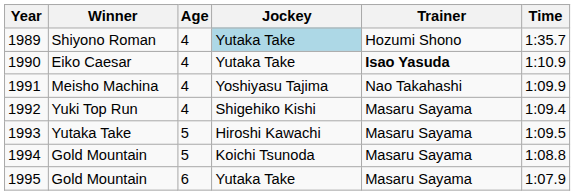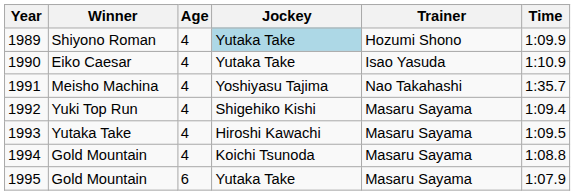(545, 40) 1:35.7 -> (545, 40) 1:09.9
(407, 63) bold -> (405, 63) normal
(545, 86) 1:09.9 -> (545, 86) 1:35.7
(185, 133) 5 -> (185, 133) 4
(185, 156) 5 -> (185, 156) 4
